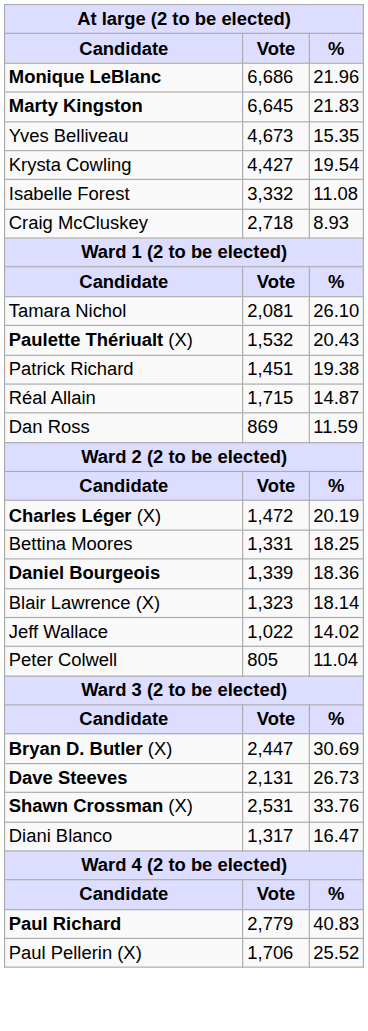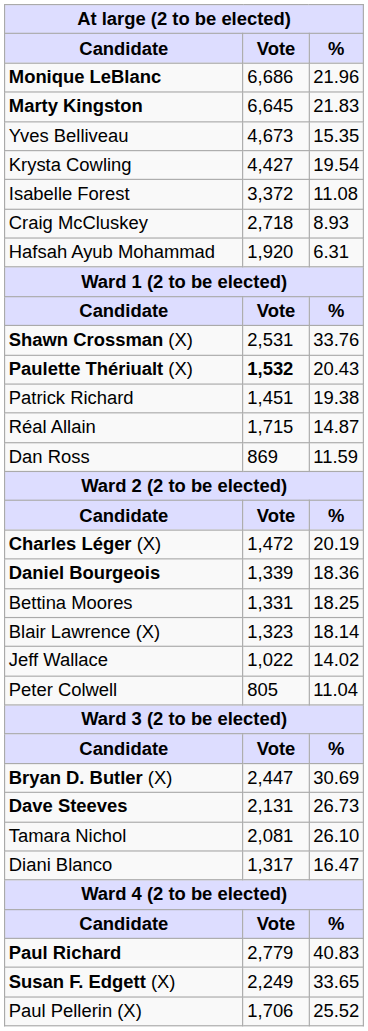(270, 194) 3,332 -> (270, 194) 3,372
+ row: (112, 252)
rows swapped: (101, 806) <-> (68, 310)
(270, 340) normal -> (270, 369) bold
rows swapped: (84, 573) <-> (71, 544)
+ row: (92, 982)
